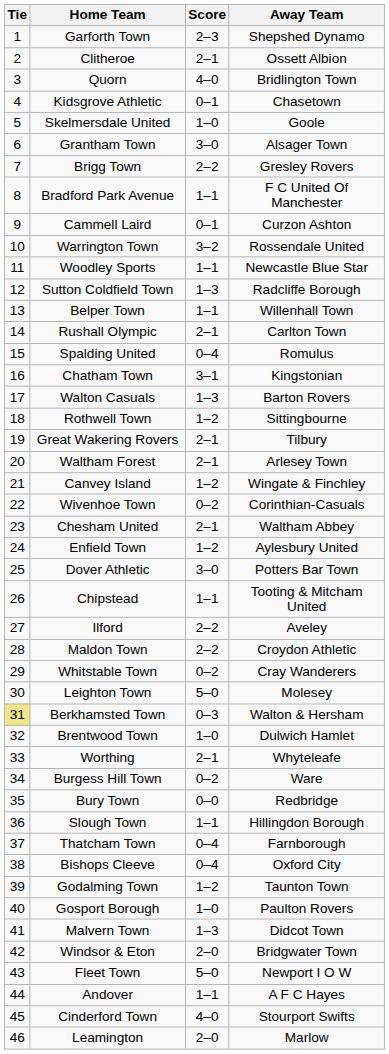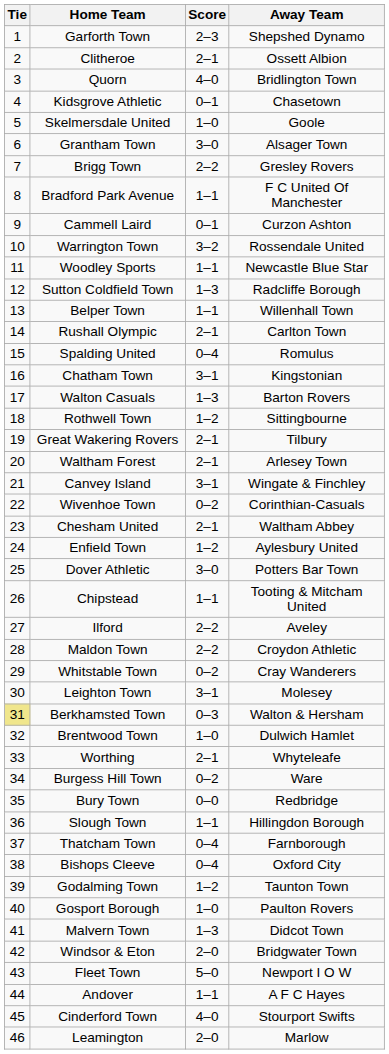(207, 483) 1–2 -> (207, 483) 3–1
(207, 692) 5–0 -> (207, 692) 3–1
